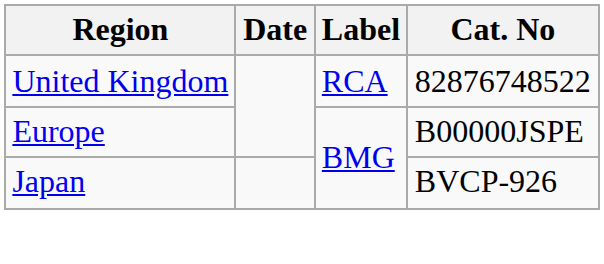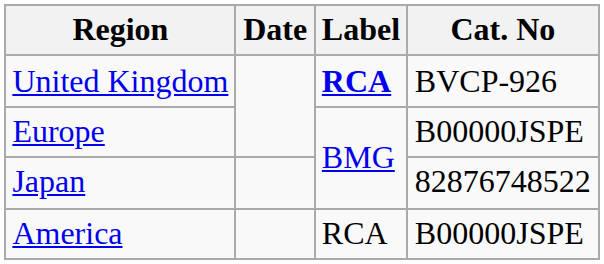(355, 80) normal -> (357, 80) bold
(503, 80) 82876748522 -> (486, 80) BVCP-926
(486, 182) BVCP-926 -> (503, 182) 82876748522
+ row: (67, 232)
